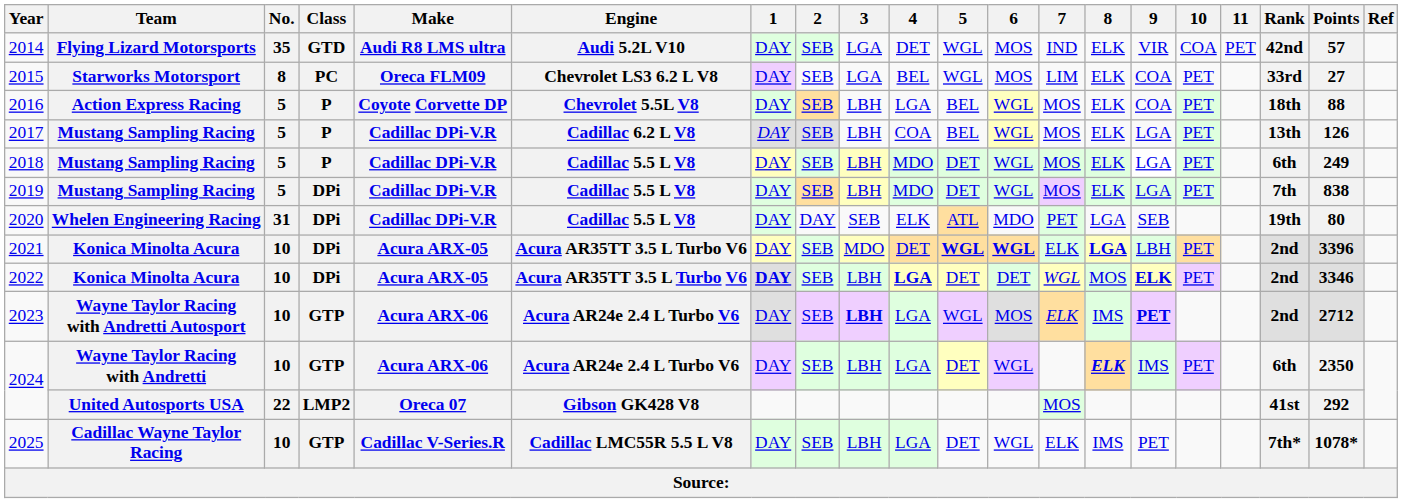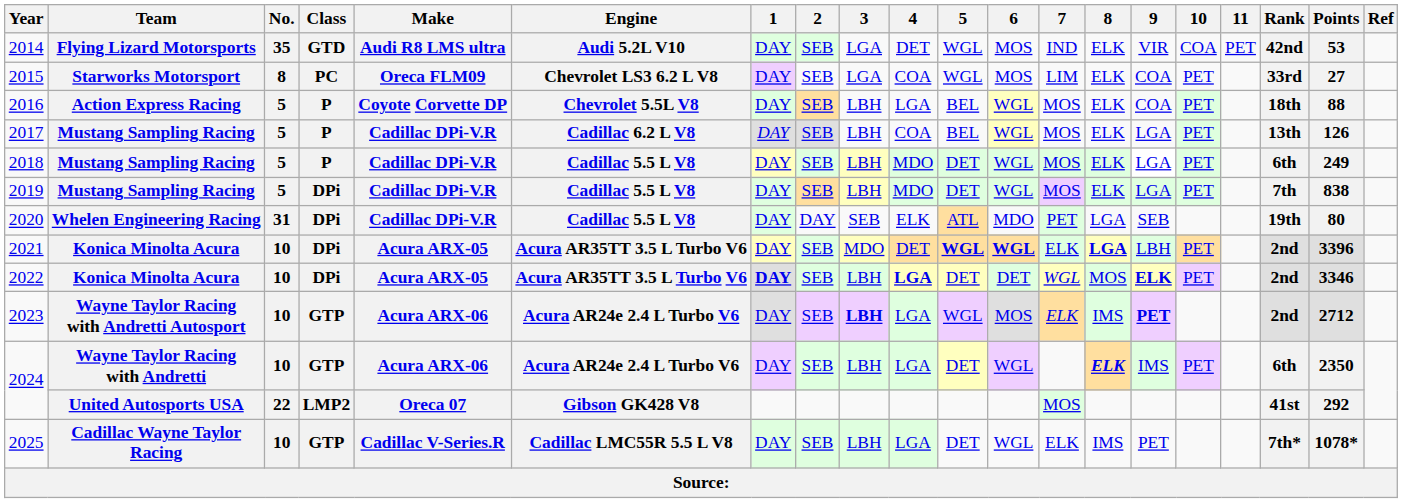(1336, 47) 57 -> (1336, 47) 53
(913, 75) BEL -> (913, 75) COA
